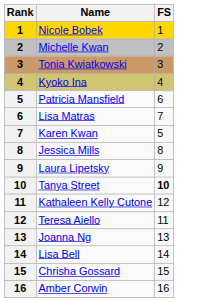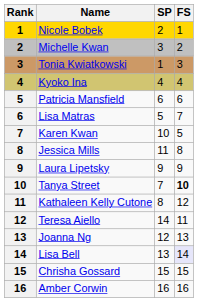+ column: (164, 13)
(163, 254) no background -> (183, 254) lavender background
